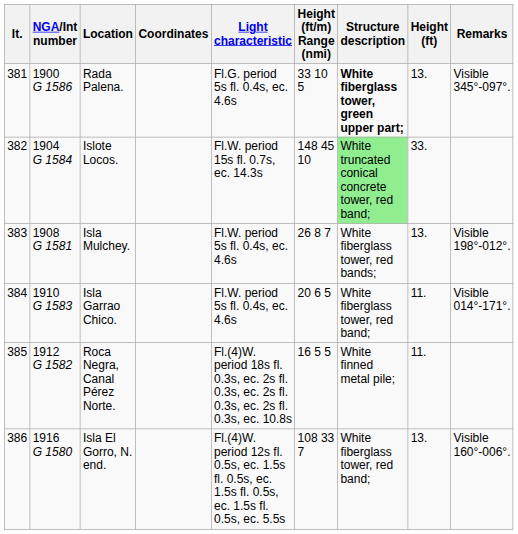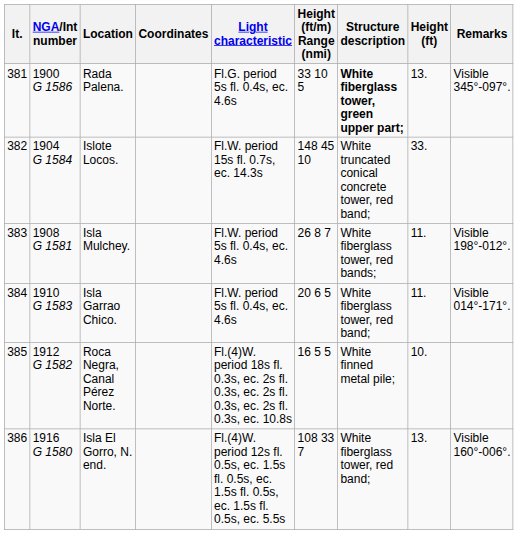(367, 180) lightgreen background -> (367, 180) no background
(419, 233) 13. -> (419, 233) 11.
(419, 352) 11. -> (419, 352) 10.
